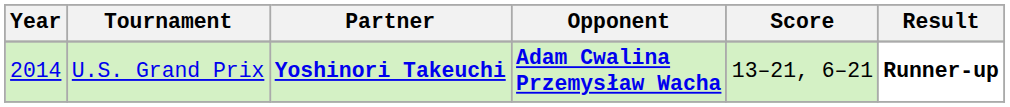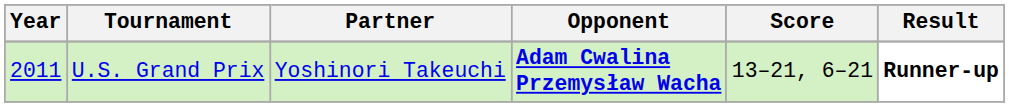(36, 71) 2014 -> (36, 71) 2011
(390, 71) bold -> (390, 71) normal
